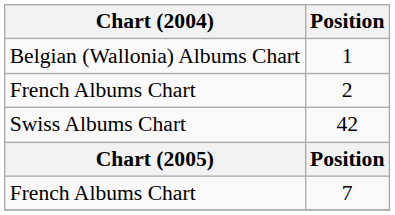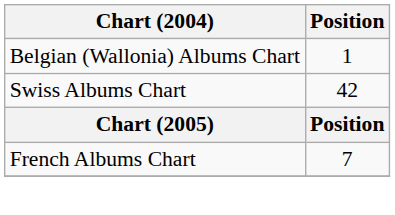- row: (347, 90)
